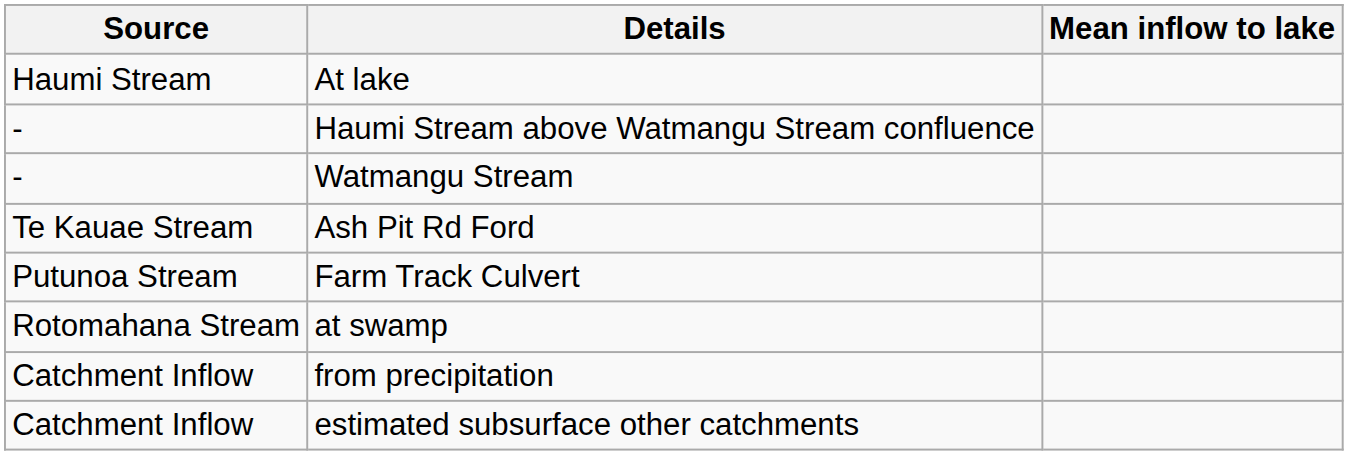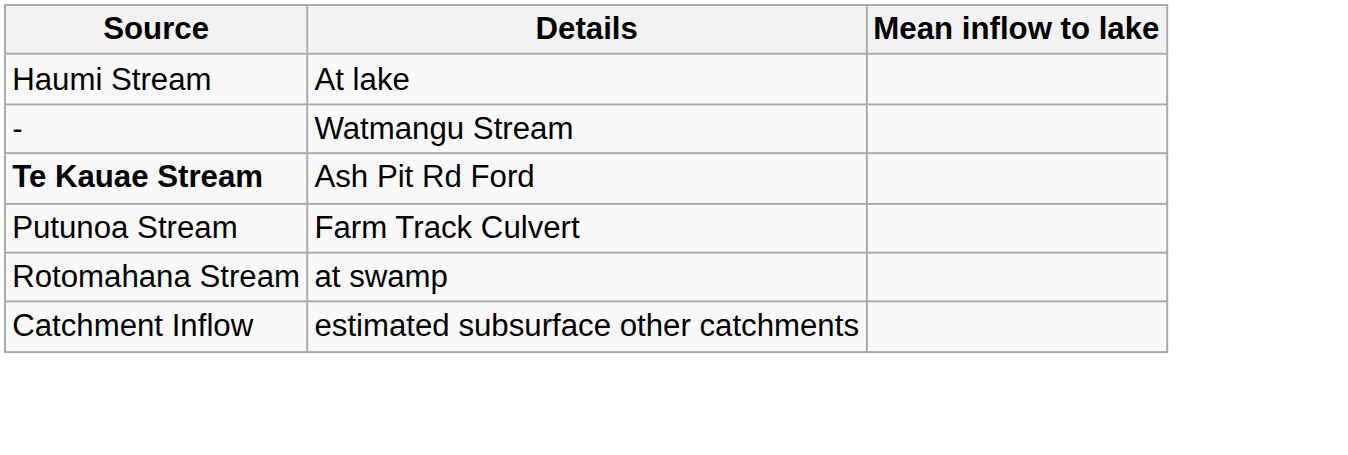- row: (675, 128)
(133, 227) normal -> (138, 177) bold
- row: (434, 375)
